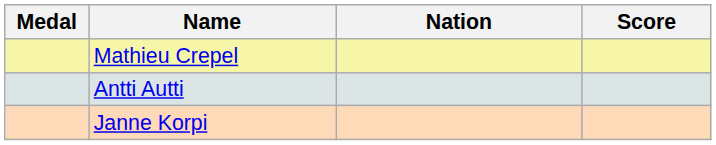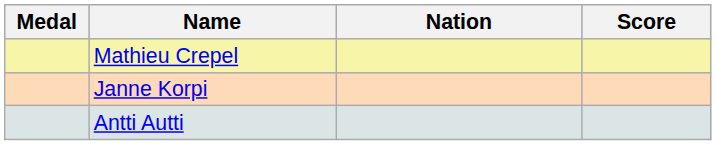rows swapped: (139, 89) <-> (151, 123)
